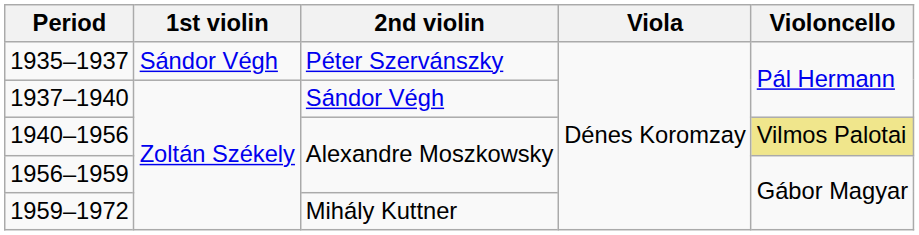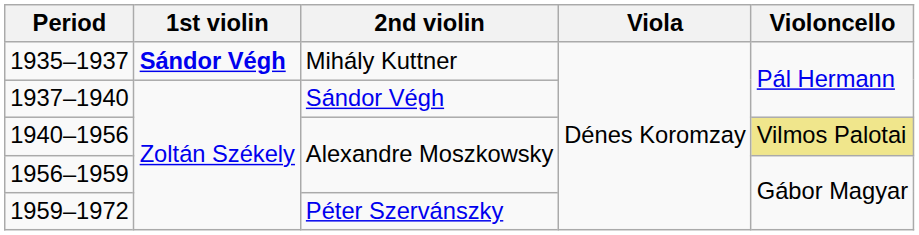(209, 60) normal -> (213, 60) bold
(405, 60) Péter Szervánszky -> (382, 60) Mihály Kuttner
(382, 211) Mihály Kuttner -> (405, 211) Péter Szervánszky
